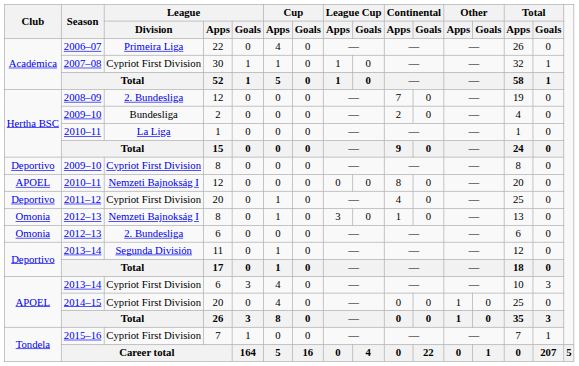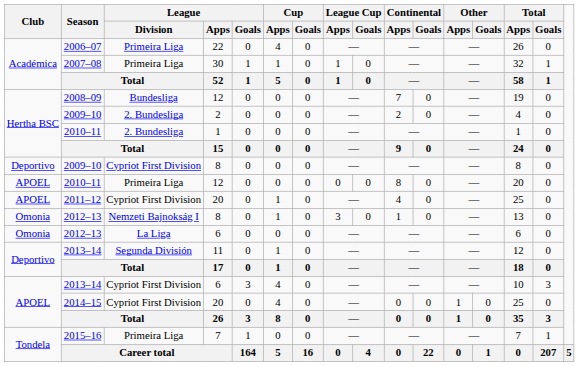(154, 64) Cypriot First Division -> (154, 64) Primeira Liga
(154, 98) 2. Bundesliga -> (154, 98) Bundesliga
(154, 115) Bundesliga -> (154, 115) 2. Bundesliga
(154, 132) La Liga -> (154, 132) 2. Bundesliga
(154, 183) Nemzeti Bajnokság I -> (154, 183) Primeira Liga
(33, 200) Deportivo -> (33, 200) APOEL
(154, 234) 2. Bundesliga -> (154, 234) La Liga
(154, 336) Cypriot First Division -> (154, 336) Primeira Liga
